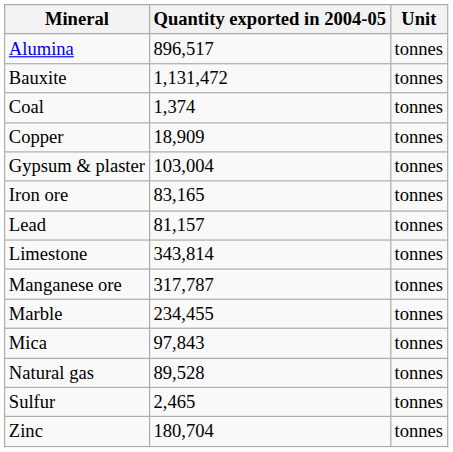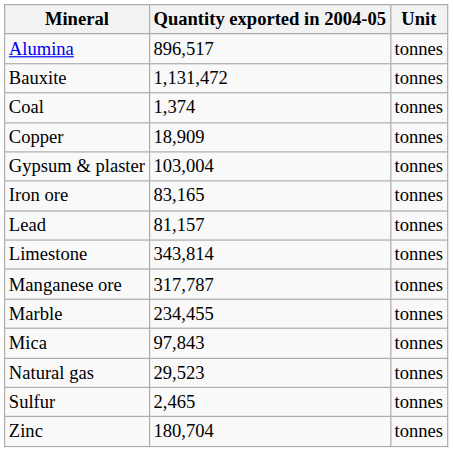(179, 372) 89,528 -> (179, 372) 29,523
